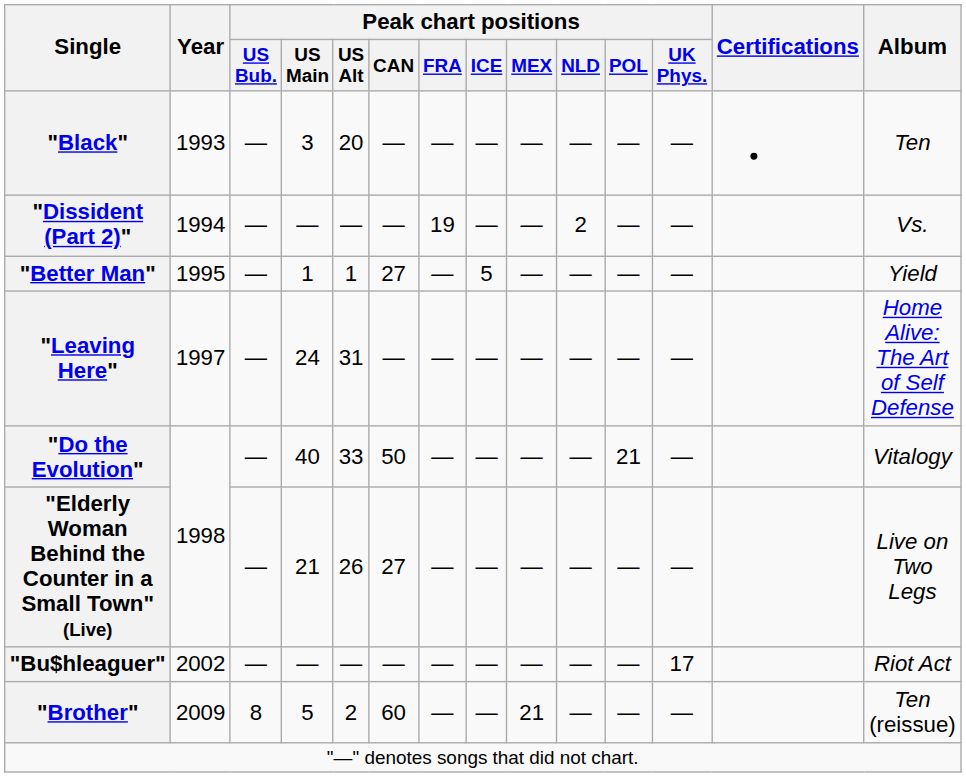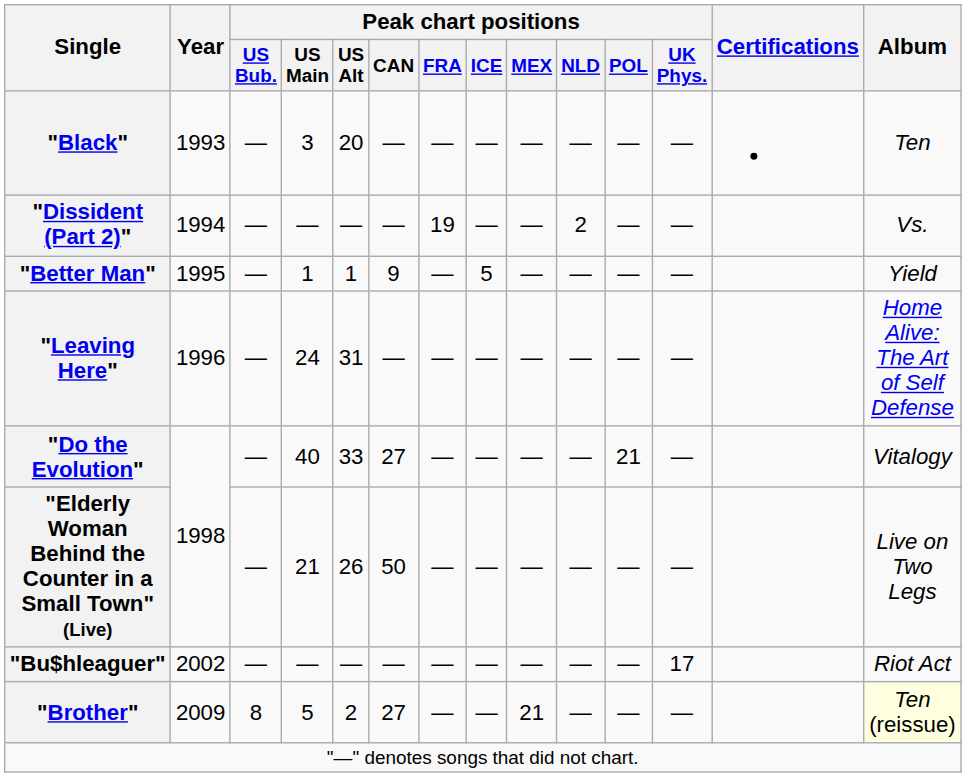(394, 273) 27 -> (394, 273) 9
(201, 358) 1997 -> (201, 358) 1996
(394, 456) 50 -> (394, 456) 27
(394, 566) 27 -> (394, 566) 50
(394, 712) 60 -> (394, 712) 27
(912, 712) no background -> (912, 712) lightyellow background
